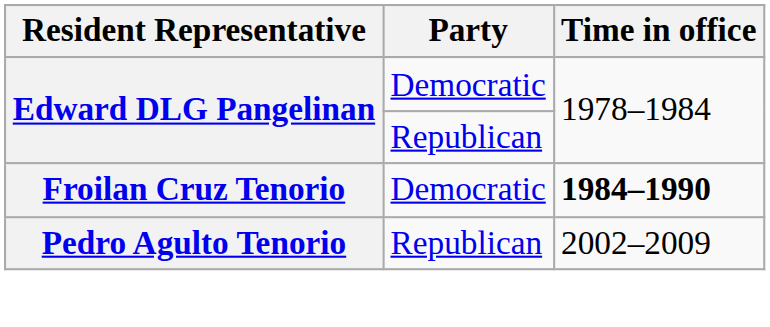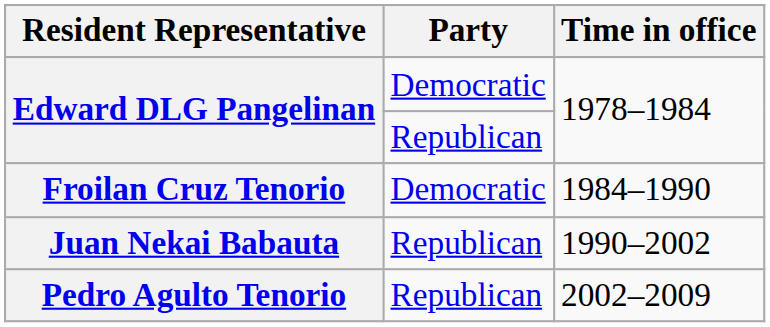(636, 189) bold -> (636, 189) normal
+ row: (194, 242)
